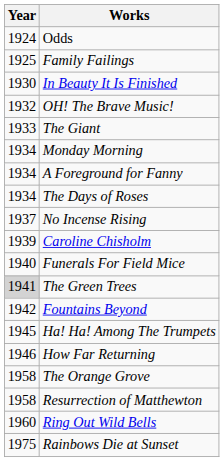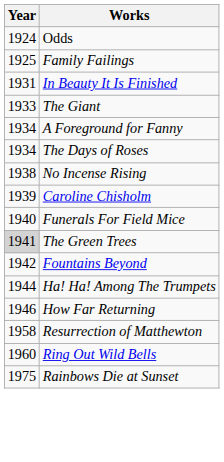(22, 83) 1930 -> (22, 83) 1931
- row: (108, 106)
- row: (93, 151)
(22, 219) 1937 -> (22, 173) 1938
(22, 331) 1945 -> (22, 286) 1944
- row: (96, 377)
